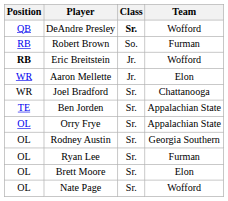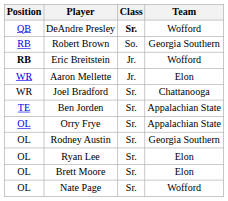(184, 44) Furman -> (184, 44) Georgia Southern
(184, 156) Furman -> (184, 156) Elon
